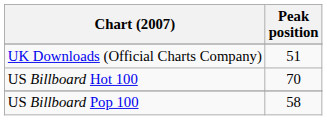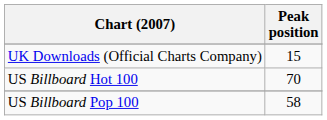(294, 56) 51 -> (294, 56) 15
